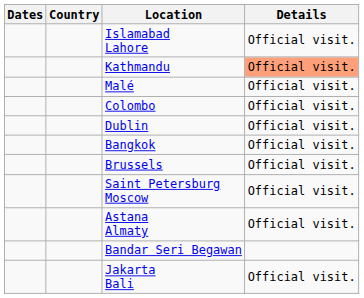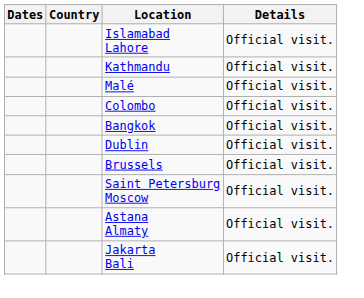(302, 67) lightsalmon background -> (280, 67) no background
rows swapped: (130, 145) <-> (127, 125)
- row: (174, 251)
